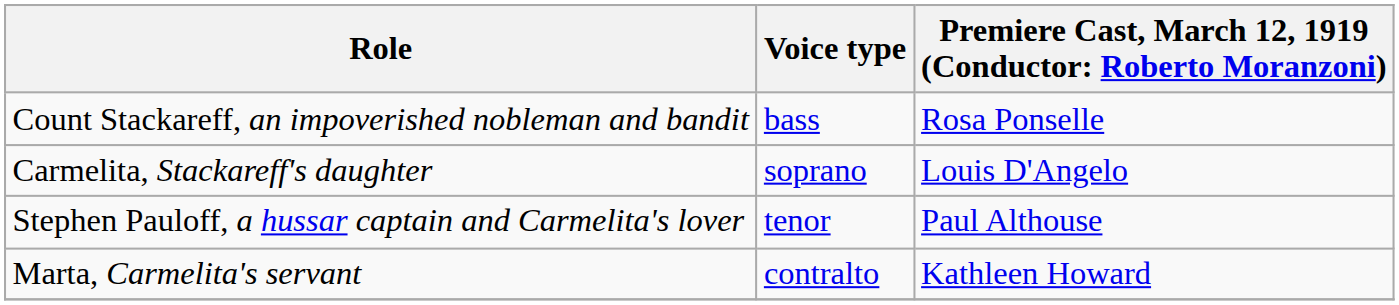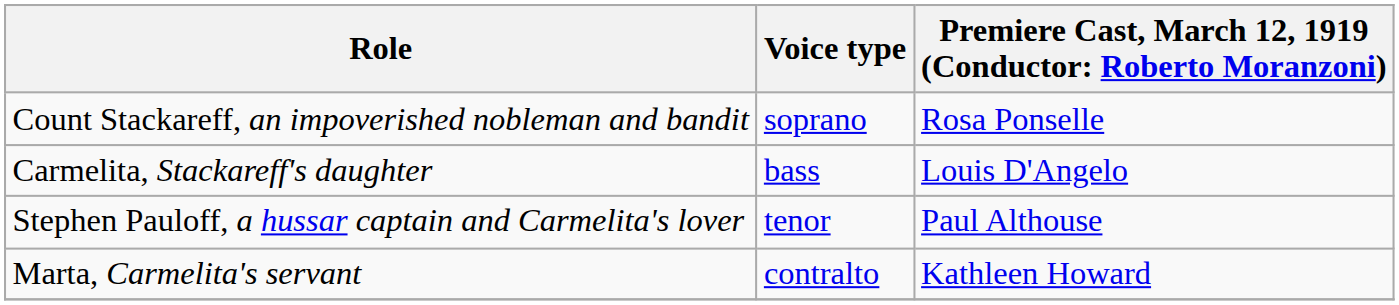(792, 118) bass -> (815, 118) soprano
(815, 169) soprano -> (792, 169) bass
